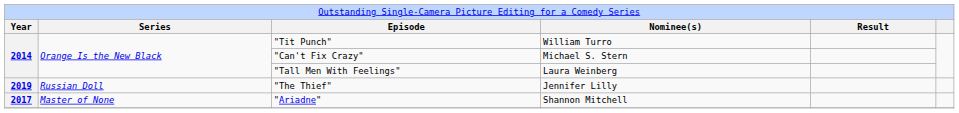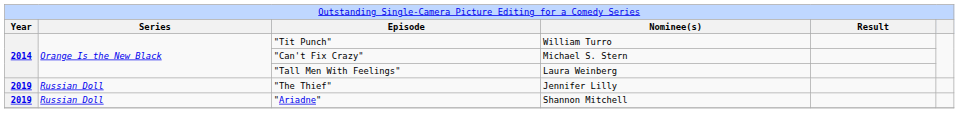(21, 100) 2017 -> (21, 100) 2019
(77, 100) Master of None -> (72, 100) Russian Doll
